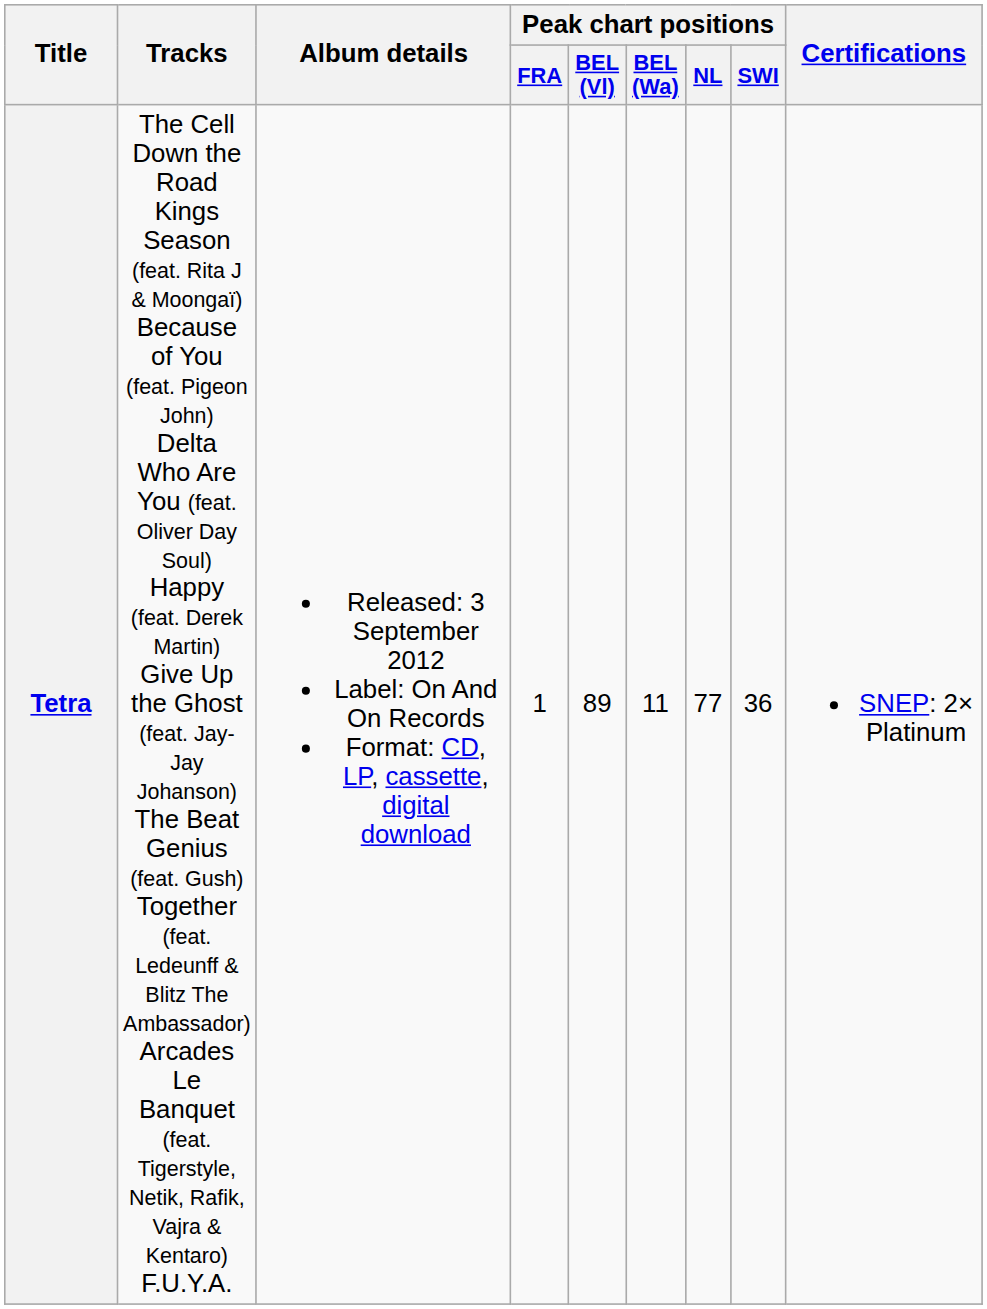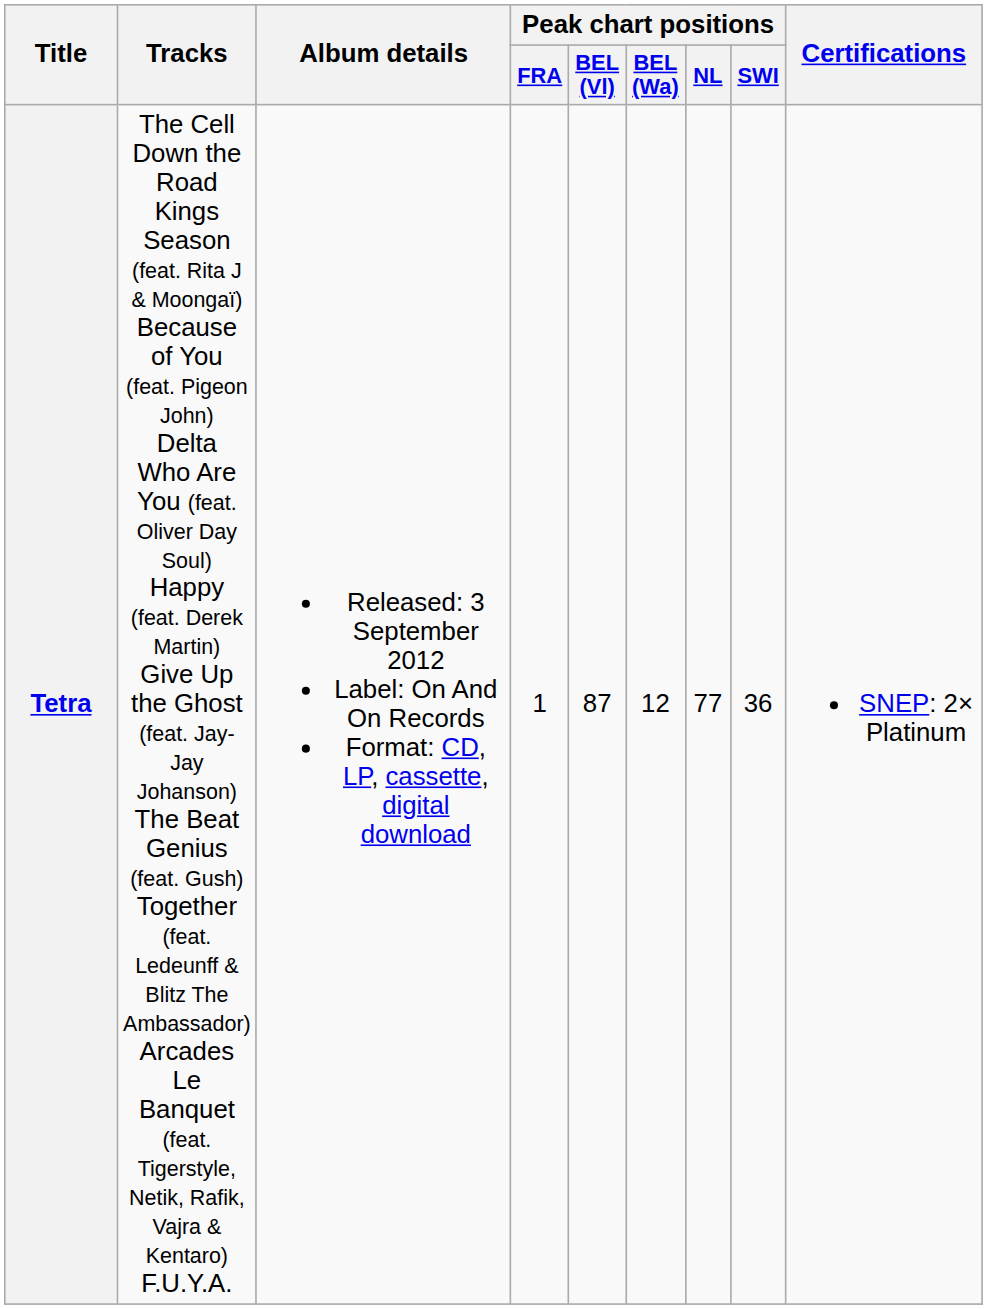(597, 704) 89 -> (597, 704) 87
(655, 704) 11 -> (655, 704) 12
